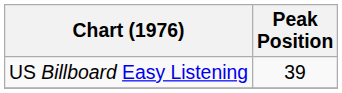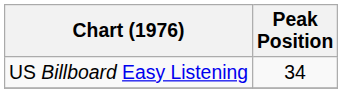(295, 72) 39 -> (295, 72) 34
